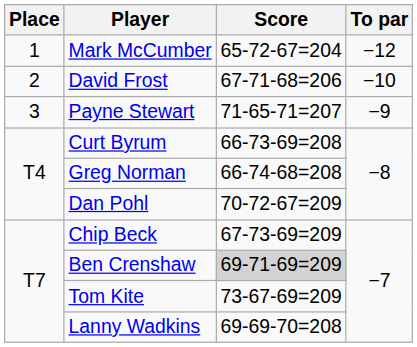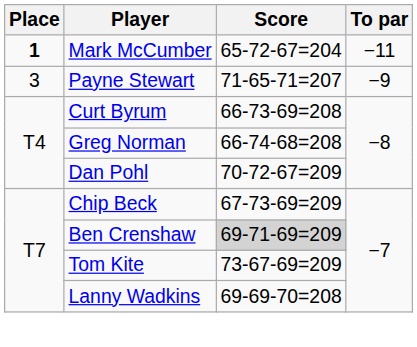(34, 50) normal -> (34, 50) bold
(379, 50) −12 -> (379, 50) −11
- row: (118, 81)
